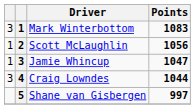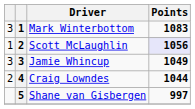(176, 46) no background -> (176, 46) lavender background
(10, 63) 1 -> (10, 63) 3
(176, 63) 1047 -> (176, 63) 1049
(10, 79) 3 -> (10, 79) 2
